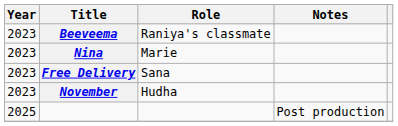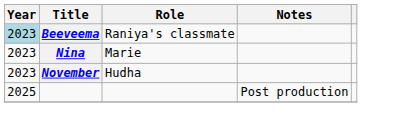(22, 34) no background -> (22, 34) lightblue background
- row: (89, 73)
